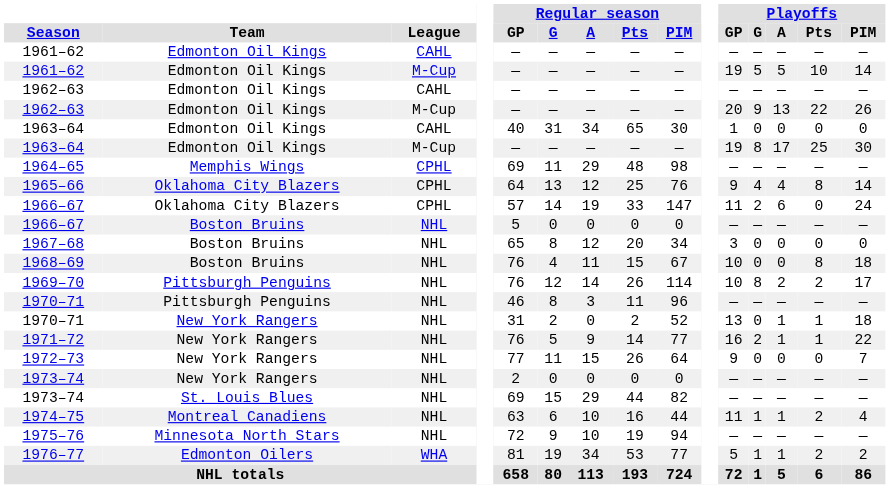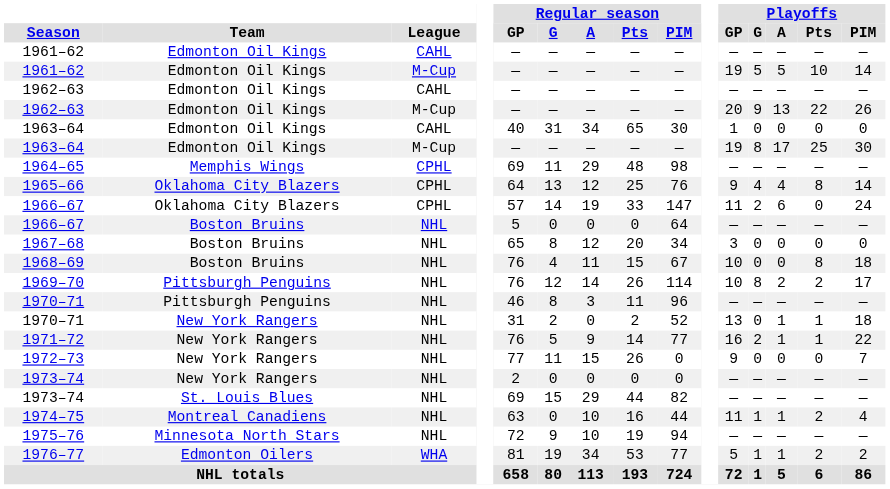(679, 225) 0 -> (679, 225) 64
(679, 359) 64 -> (679, 359) 0
(553, 417) 6 -> (553, 417) 0
